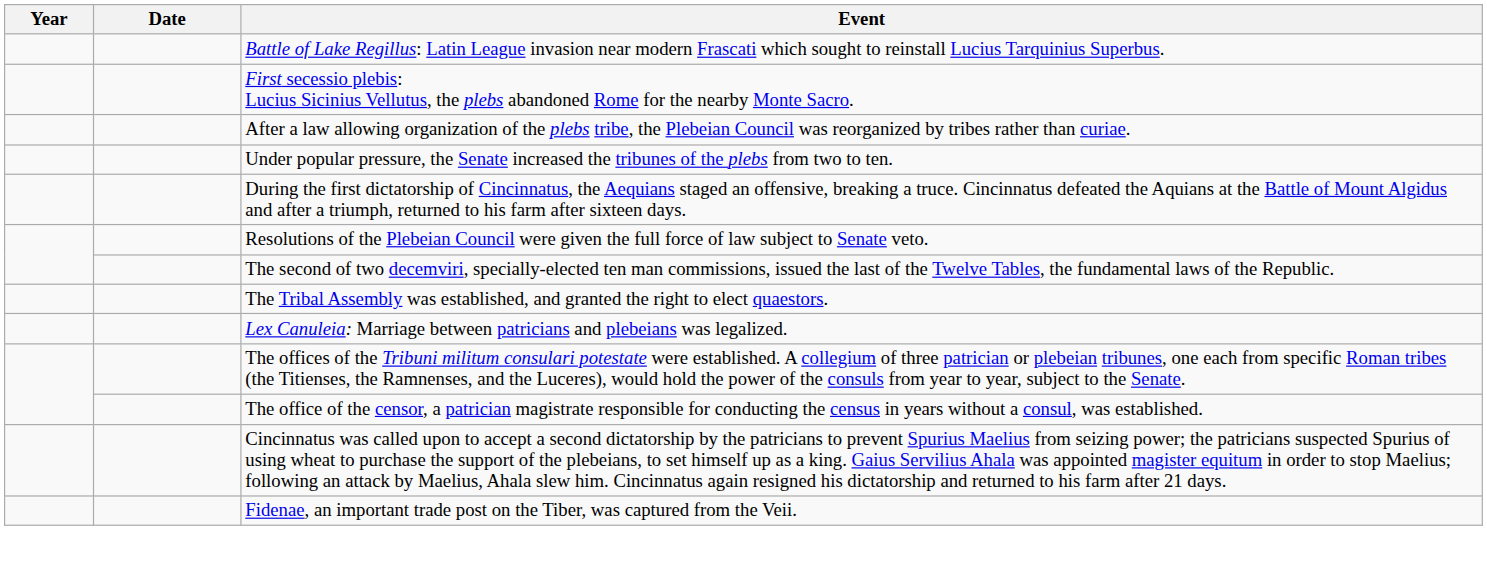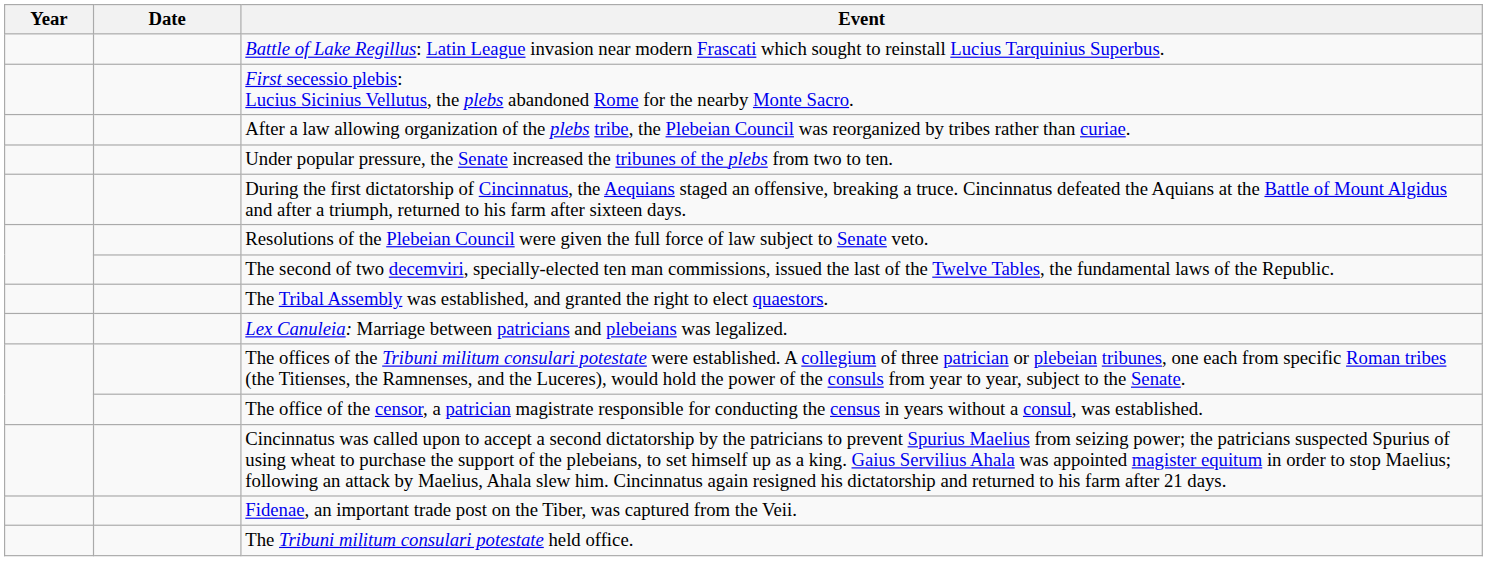+ row: (439, 540)
